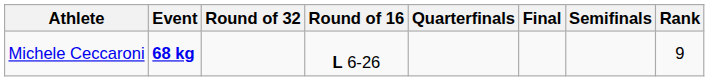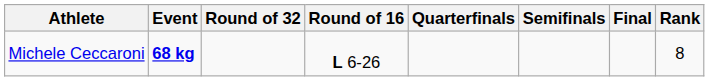columns swapped: (611, 18) <-> (542, 18)
(680, 53) 9 -> (680, 53) 8
